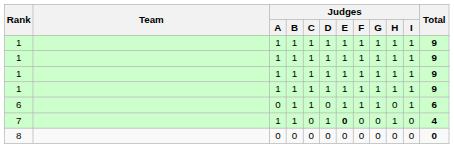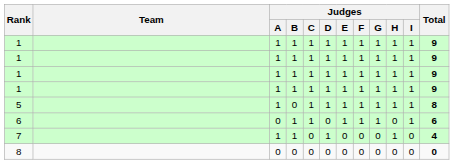+ row: (19, 105)
(345, 120) bold -> (345, 136) normal
